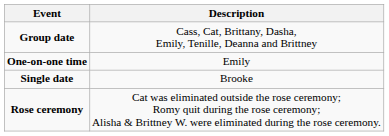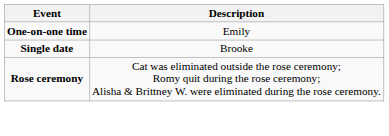- row: (47, 37)
